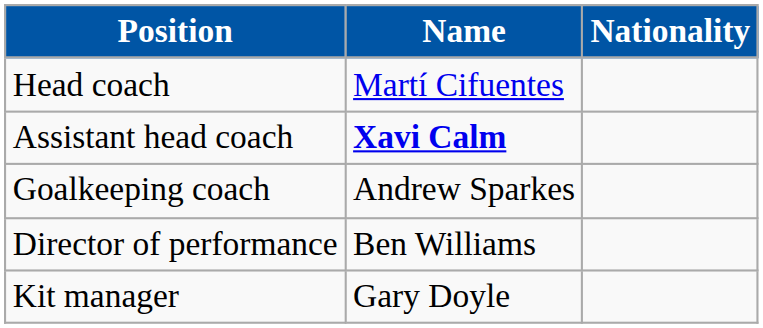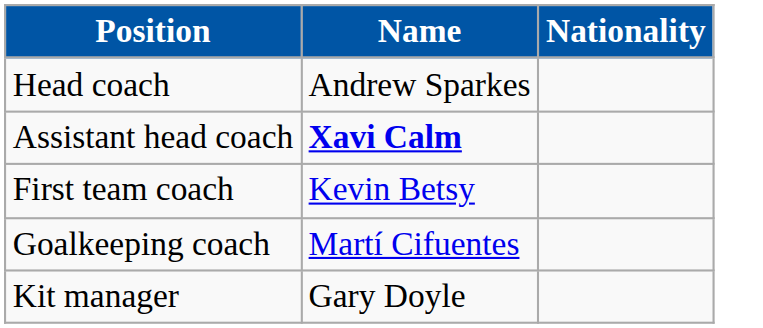(459, 84) Martí Cifuentes -> (420, 84) Andrew Sparkes
+ row: (123, 190)
(464, 190) Andrew Sparkes -> (414, 243) Martí Cifuentes
- row: (175, 243)
